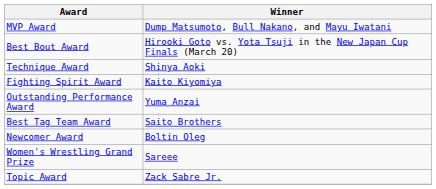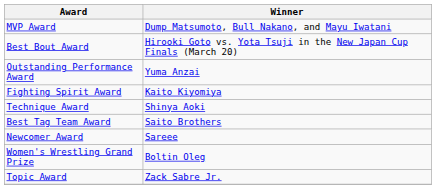rows swapped: (70, 102) <-> (48, 67)
(175, 137) Boltin Oleg -> (161, 137) Sareee
(161, 157) Sareee -> (175, 157) Boltin Oleg
